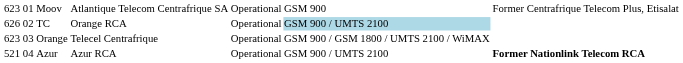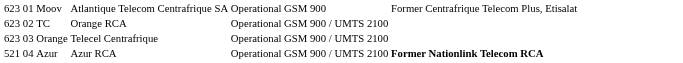(12, 23) 626 -> (12, 23) 623
(336, 23) lightblue background -> (336, 23) no background
(387, 38) GSM 900 / GSM 1800 / UMTS 2100 / WiMAX -> (336, 38) GSM 900 / UMTS 2100
